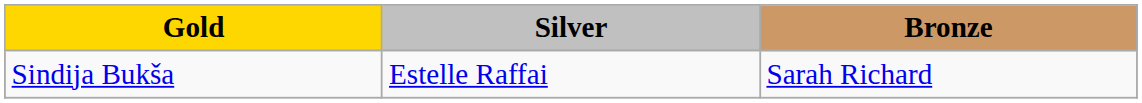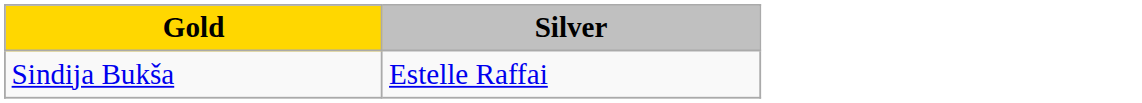- column: (948, 27)
